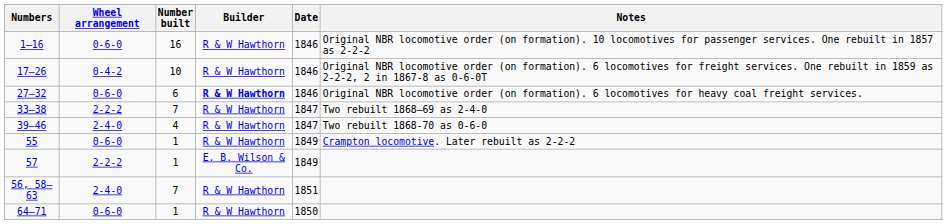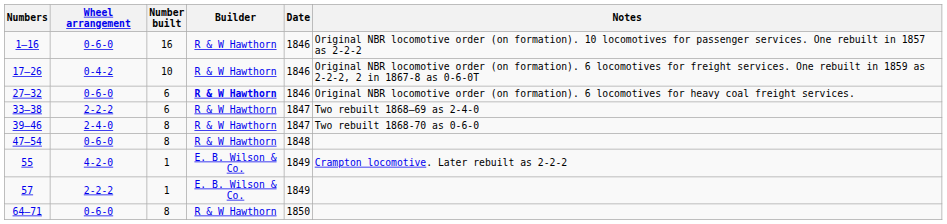(175, 110) 7 -> (167, 110) 6
(175, 126) 4 -> (167, 126) 8
+ row: (27, 141)
(107, 141) 0-6-0 -> (98, 163) 4-2-0
(244, 141) R & W Hawthorn -> (235, 163) E. B. Wilson & Co.
- row: (32, 190)
(175, 212) 1 -> (167, 212) 8
